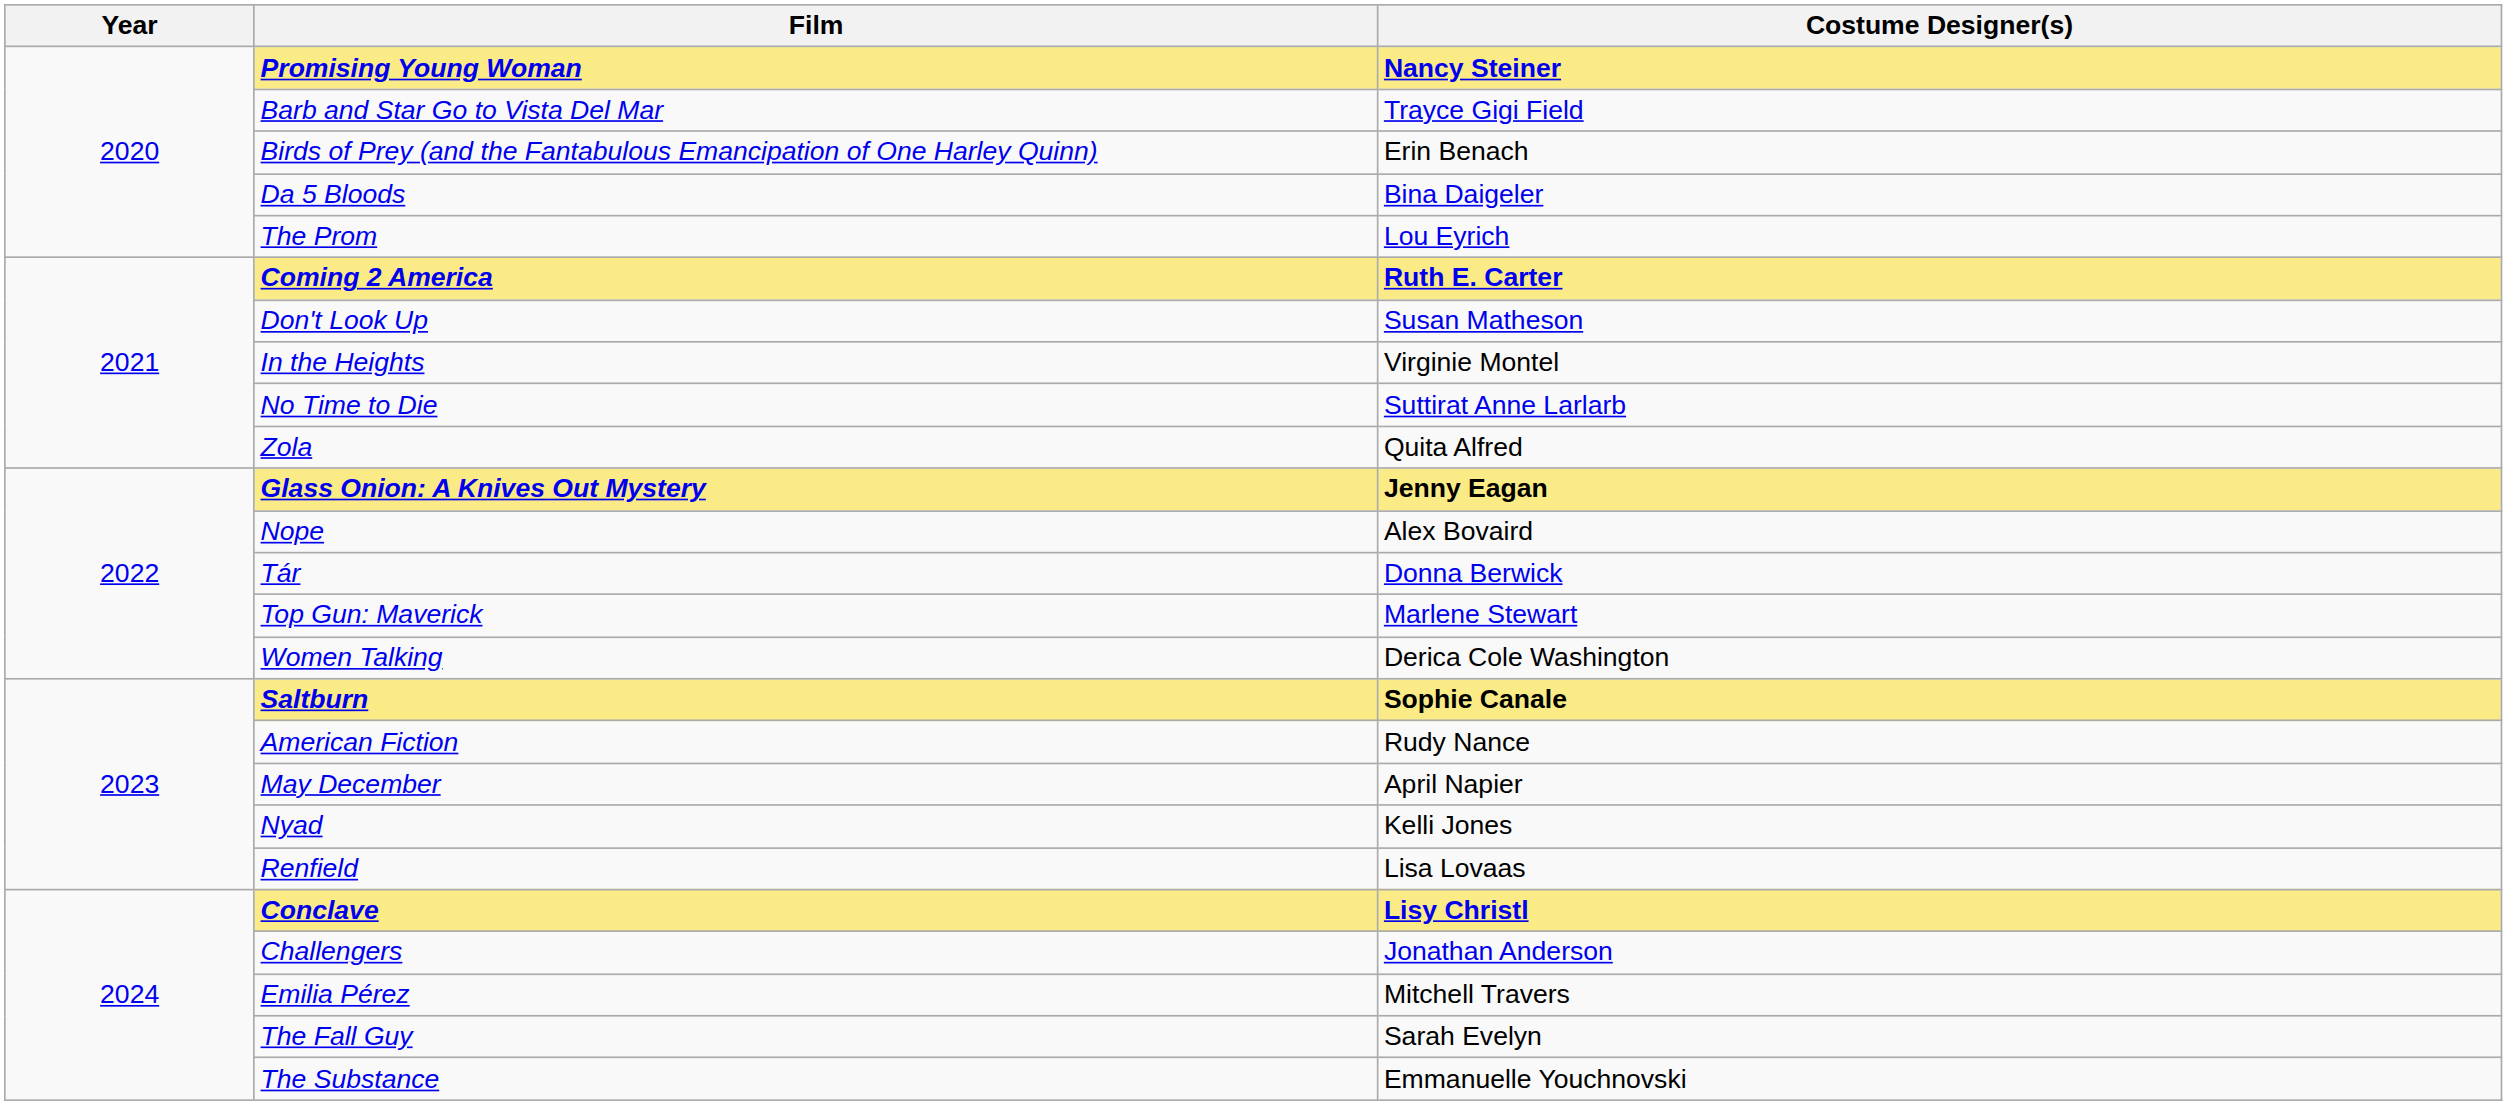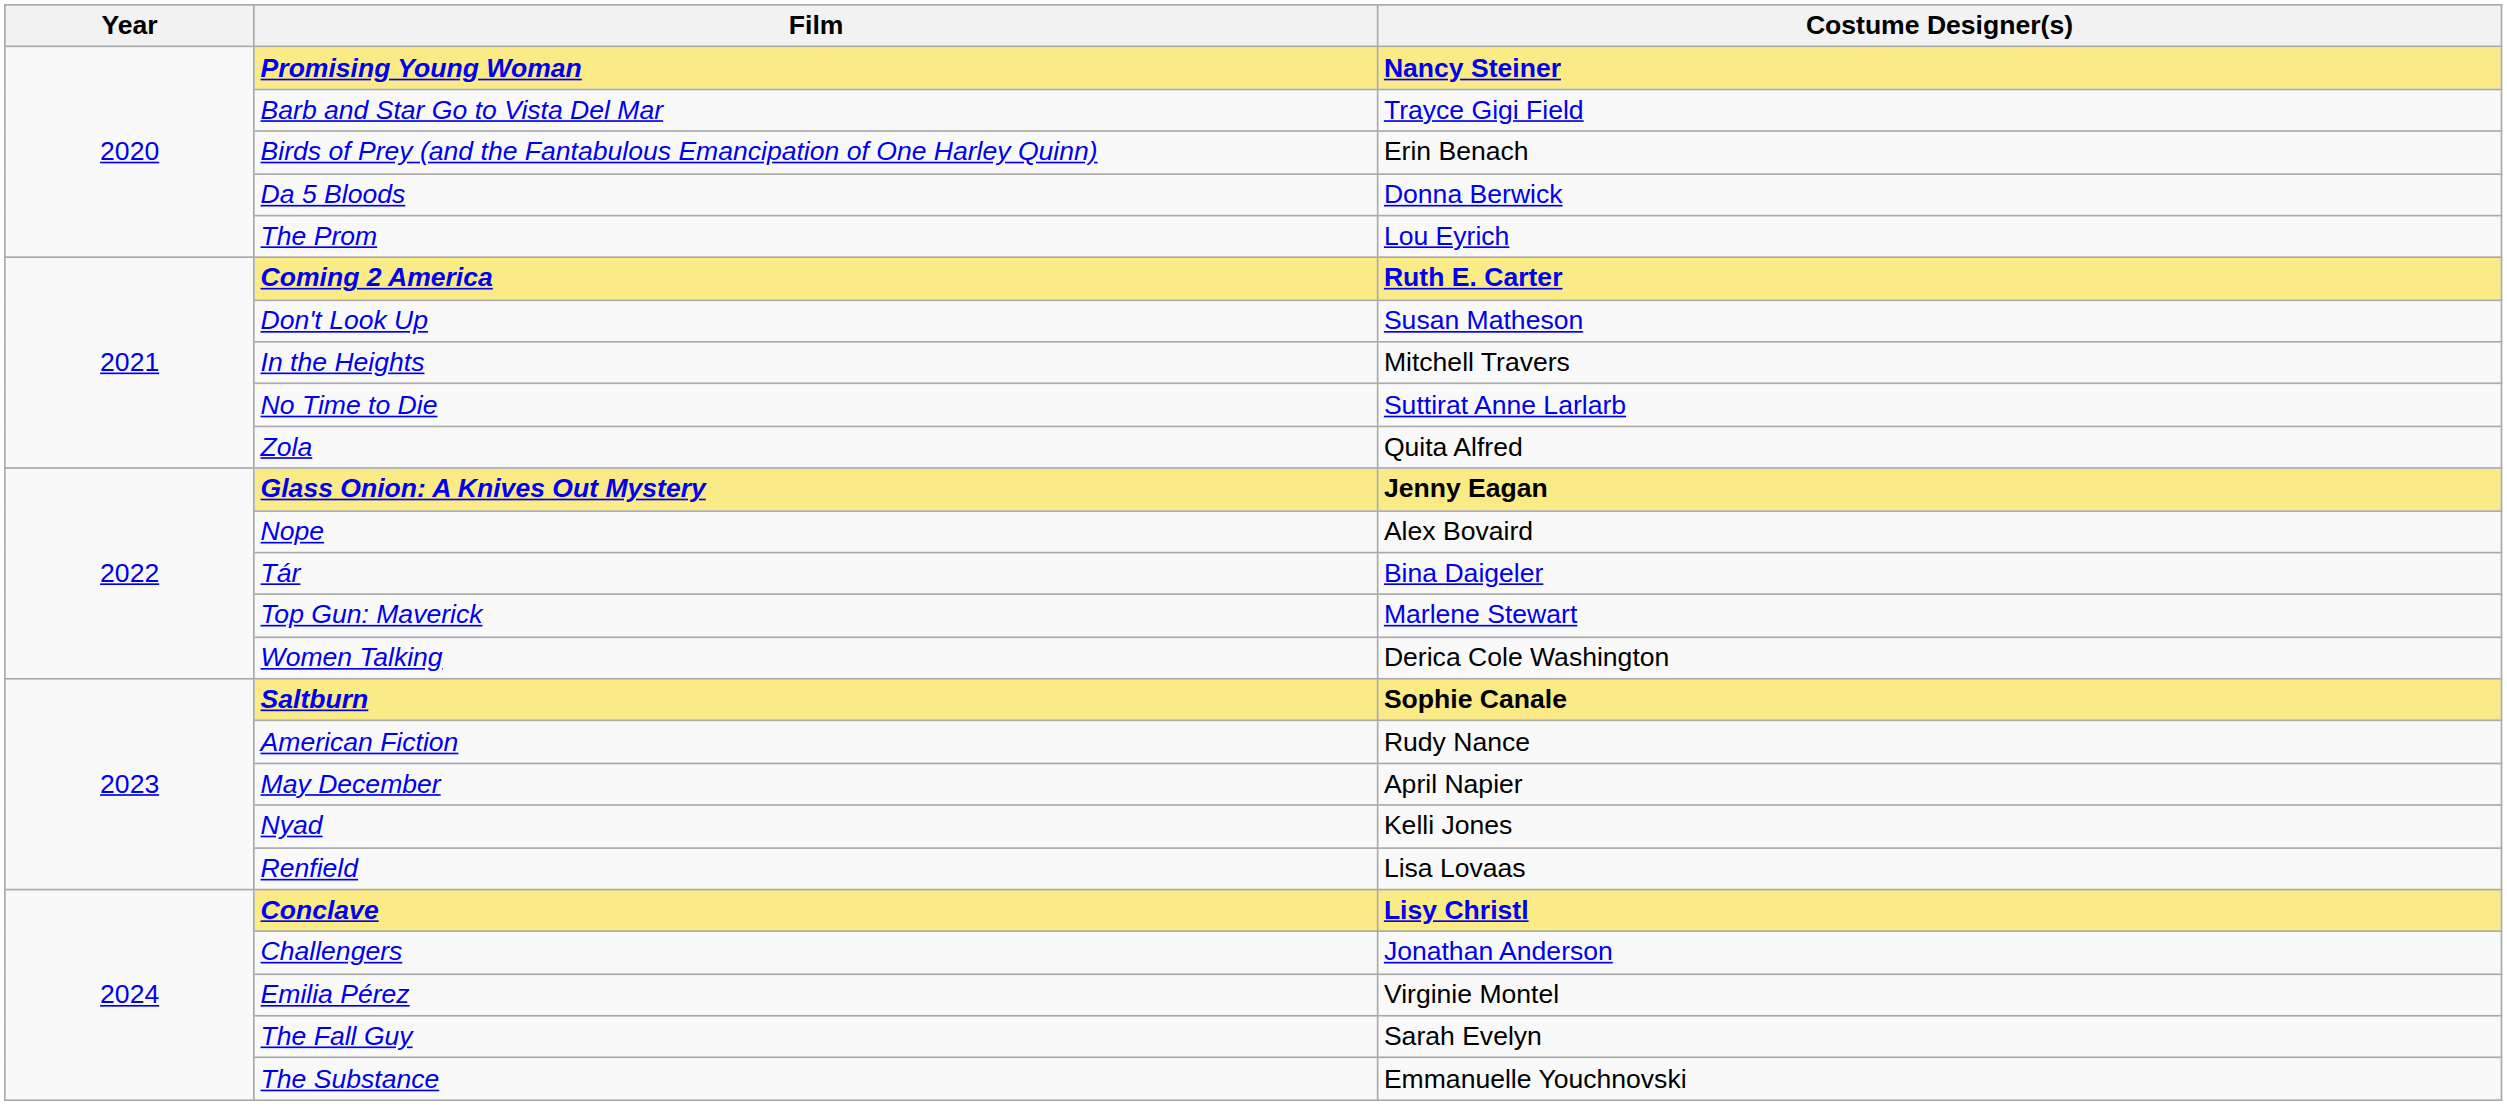(1464, 194) Bina Daigeler -> (1473, 194) Donna Berwick
(1472, 362) Virginie Montel -> (1477, 362) Mitchell Travers
(1473, 573) Donna Berwick -> (1464, 573) Bina Daigeler
(1477, 994) Mitchell Travers -> (1472, 994) Virginie Montel
